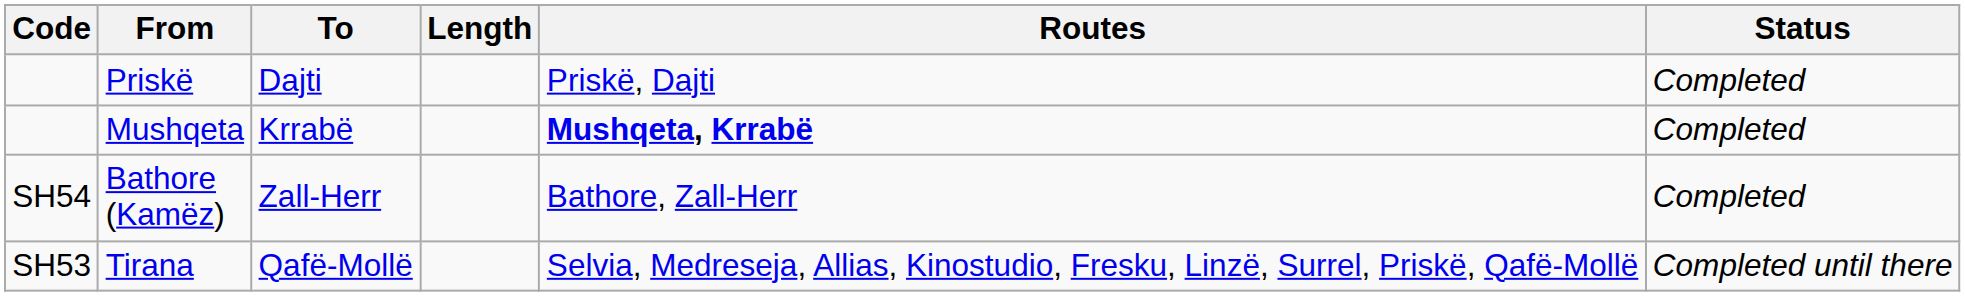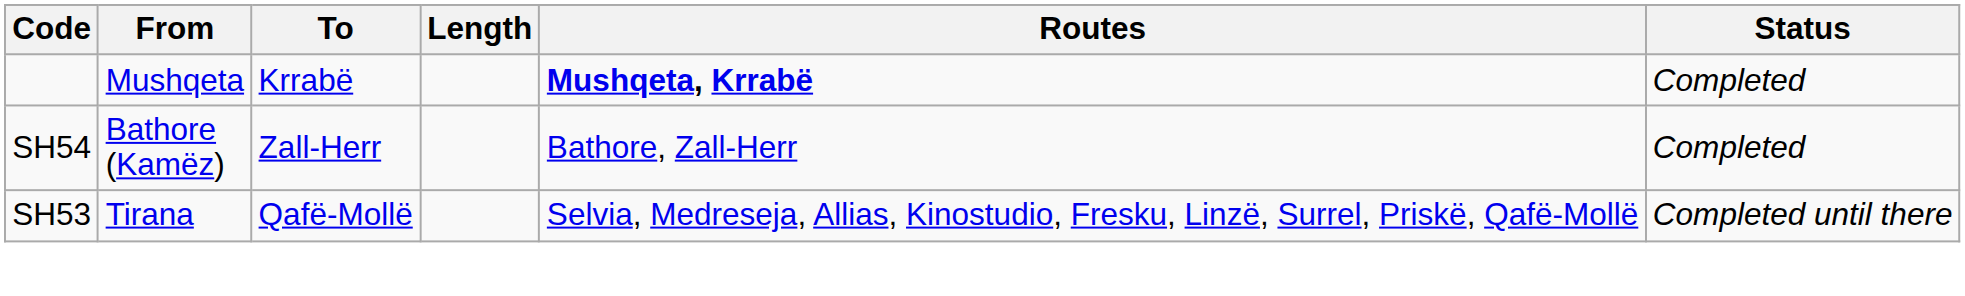- row: (149, 79)
